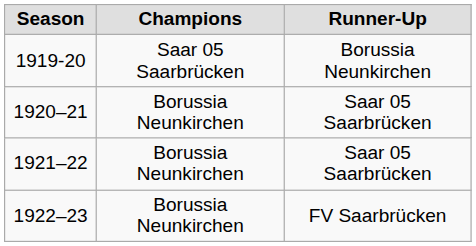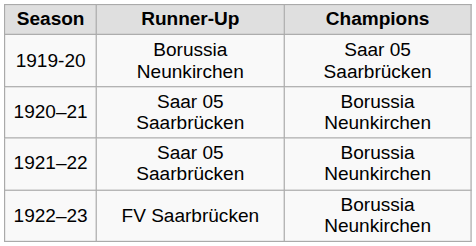columns swapped: (190, 19) <-> (378, 19)
